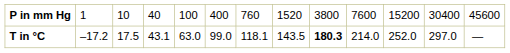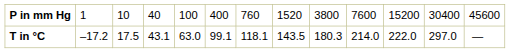(221, 37) 99.0 -> (221, 37) 99.1
(328, 37) bold -> (328, 37) normal
(402, 37) 252.0 -> (402, 37) 222.0
